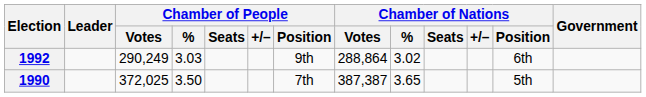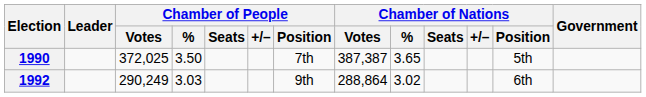rows swapped: (34, 80) <-> (34, 59)
